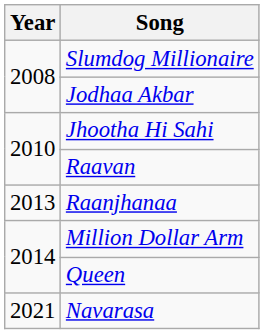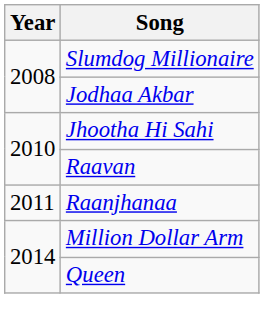(33, 202) 2013 -> (32, 202) 2011
- row: (110, 310)
